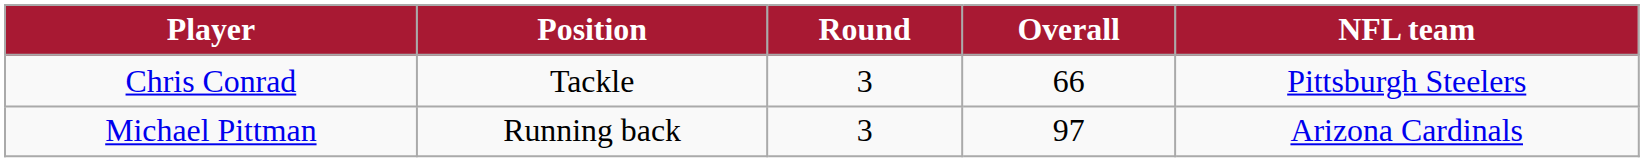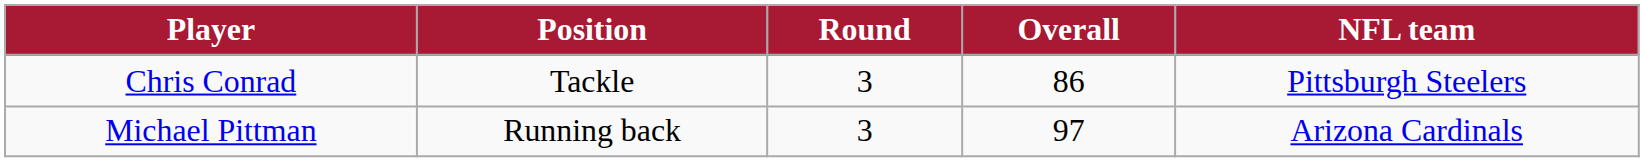(1069, 80) 66 -> (1069, 80) 86
